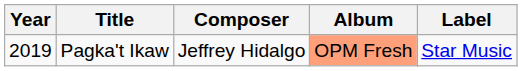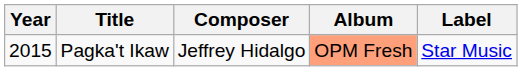(30, 50) 2019 -> (30, 50) 2015
